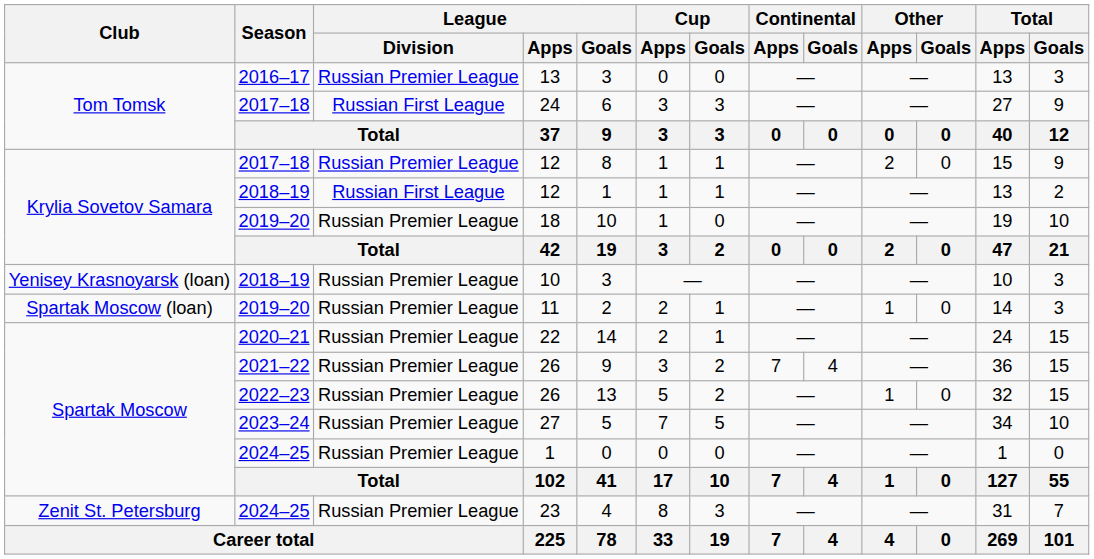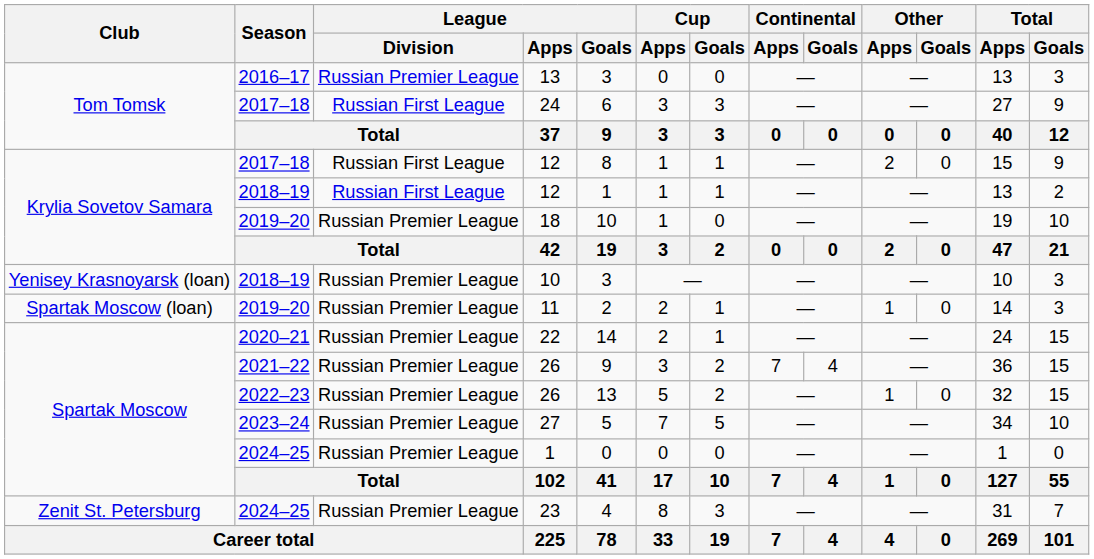(418, 163) Russian Premier League -> (418, 163) Russian First League
